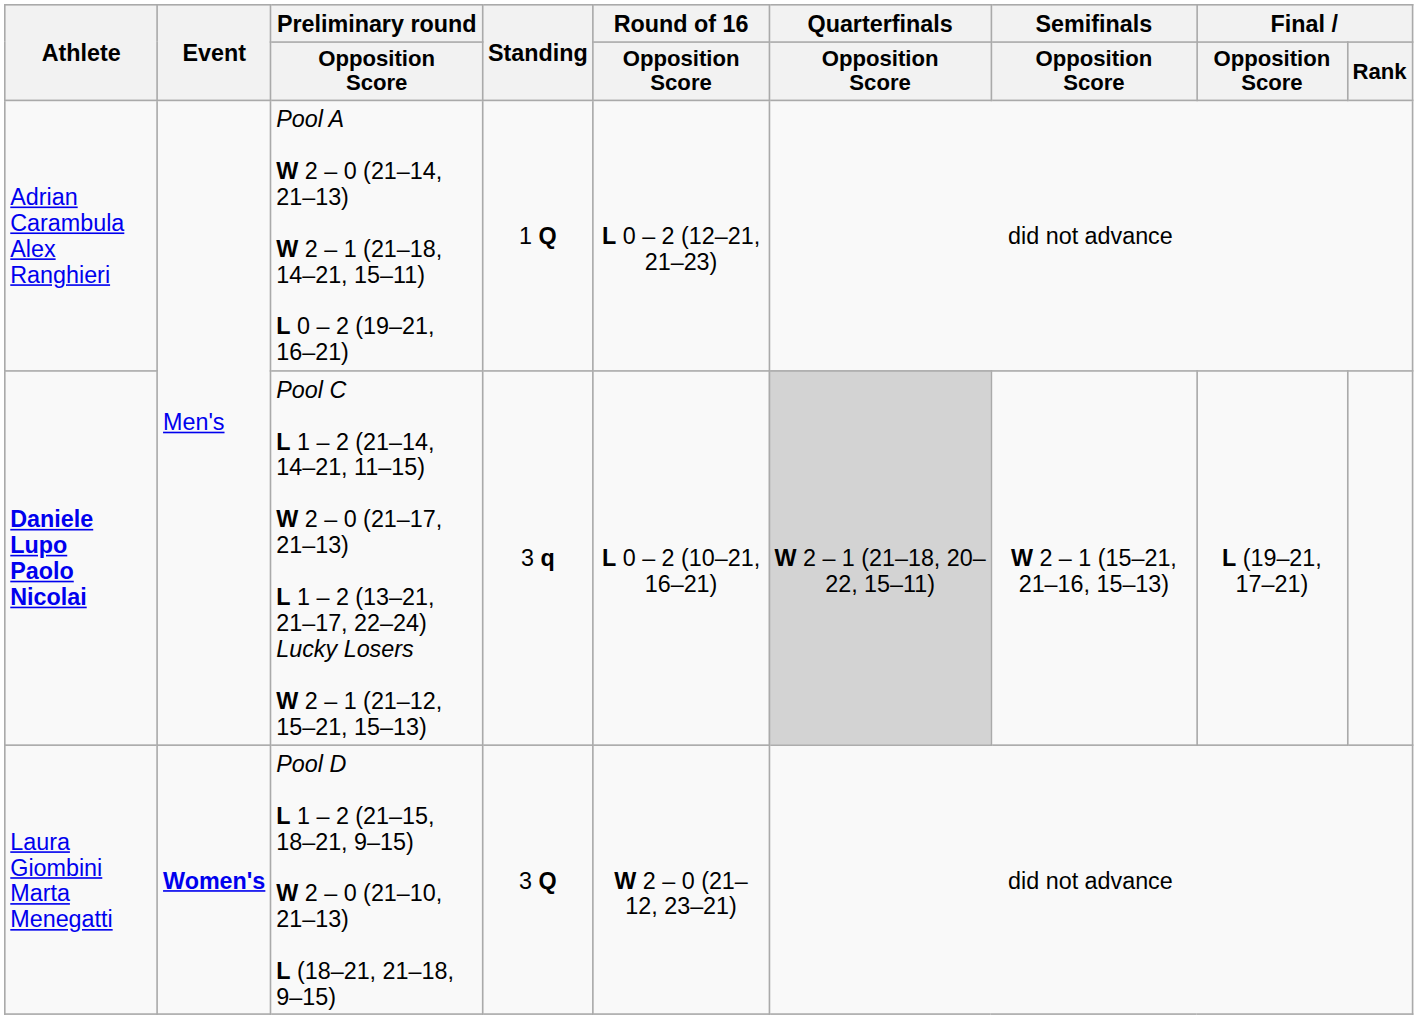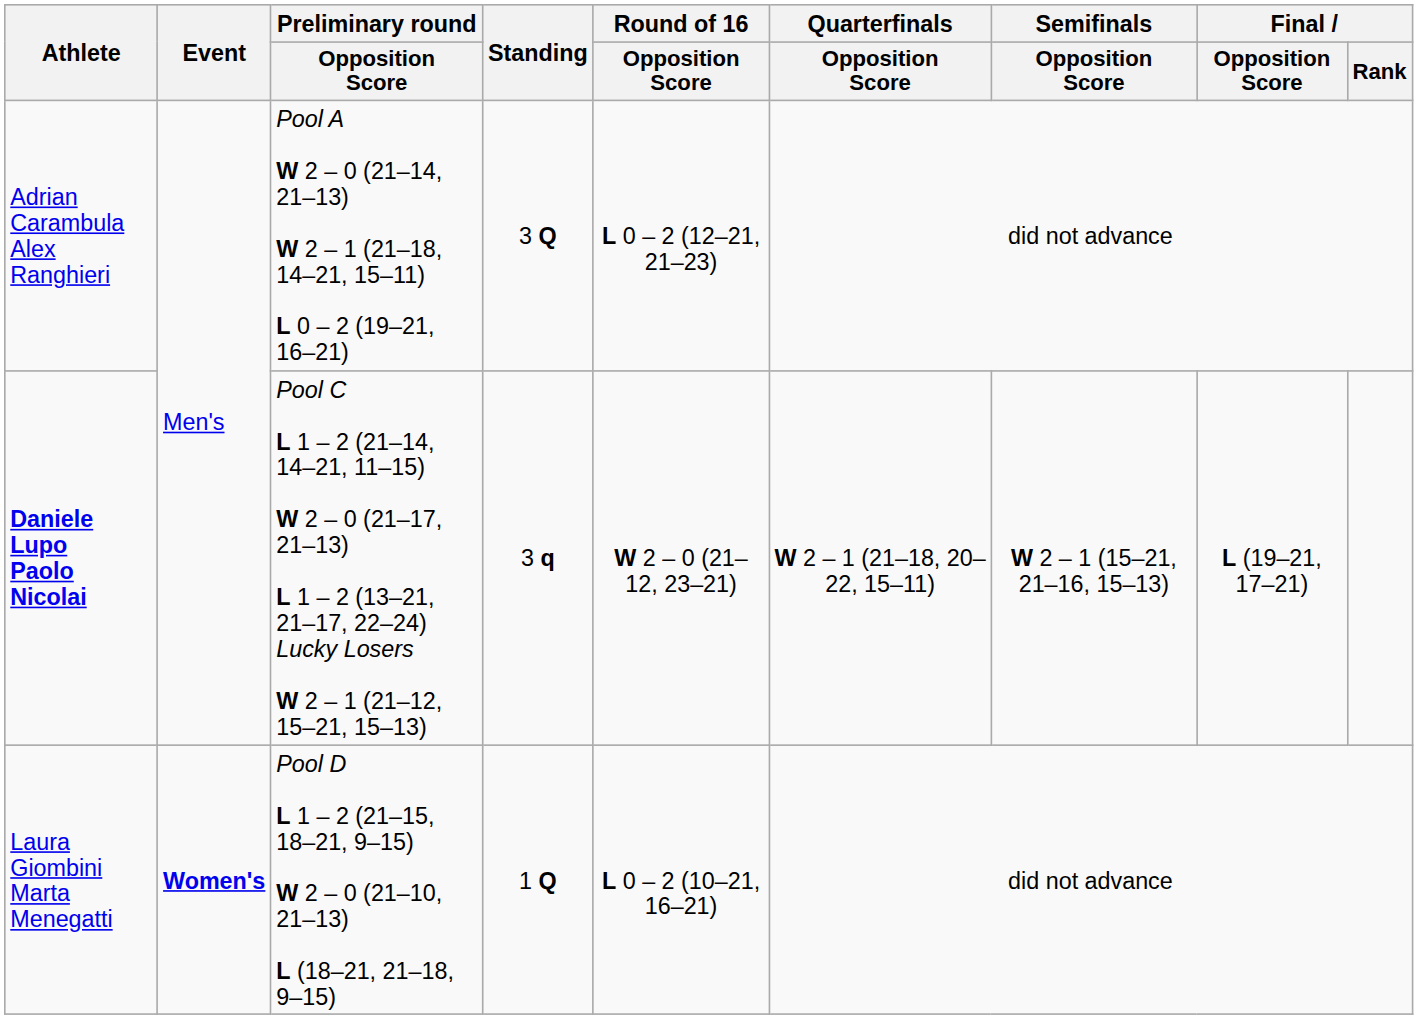(538, 236) 1 Q -> (538, 236) 3 Q
(681, 571) L 0 – 2 (10–21, 16–21) -> (681, 571) W 2 – 0 (21–12, 23–21)
(880, 571) lightgrey background -> (880, 571) no background
(538, 880) 3 Q -> (538, 880) 1 Q
(681, 893) W 2 – 0 (21–12, 23–21) -> (681, 893) L 0 – 2 (10–21, 16–21)
